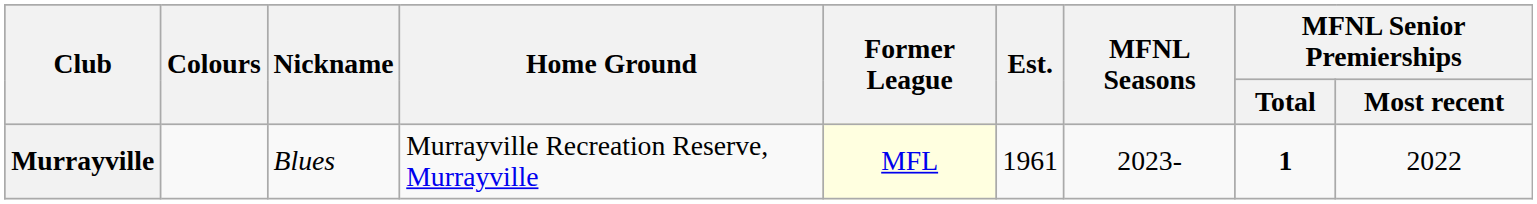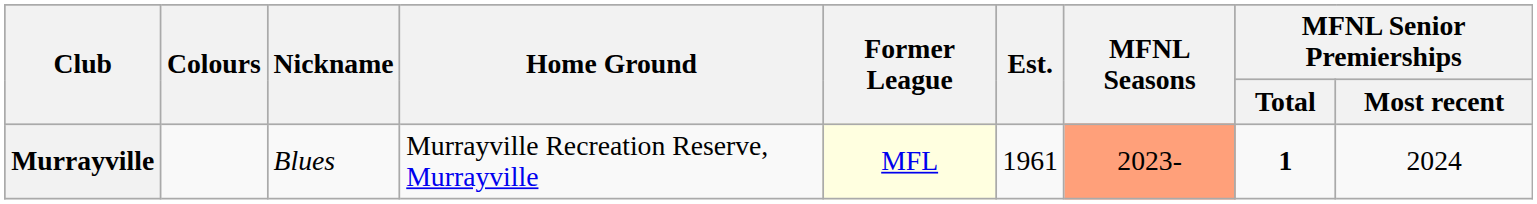(1150, 160) no background -> (1150, 160) lightsalmon background
(1434, 160) 2022 -> (1434, 160) 2024
